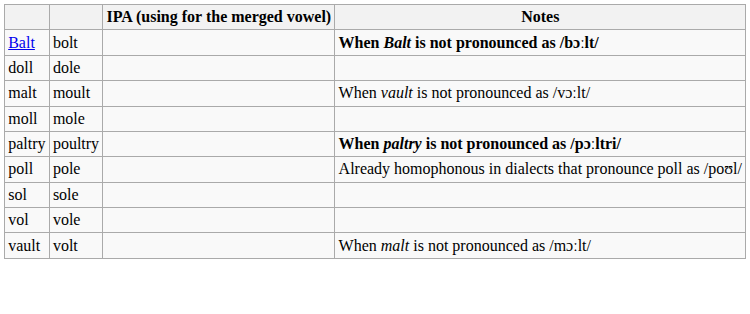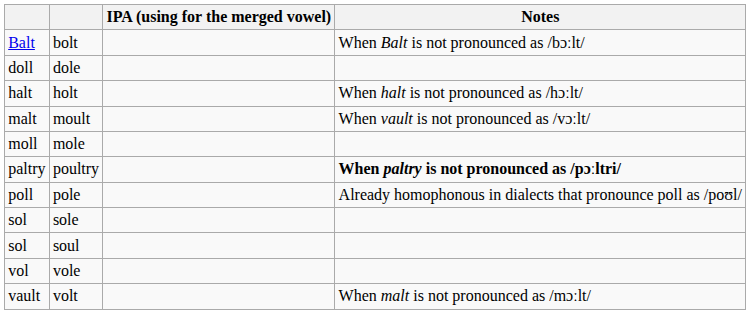(469, 42) bold -> (462, 42) normal
+ row: (65, 93)
+ row: (66, 245)
